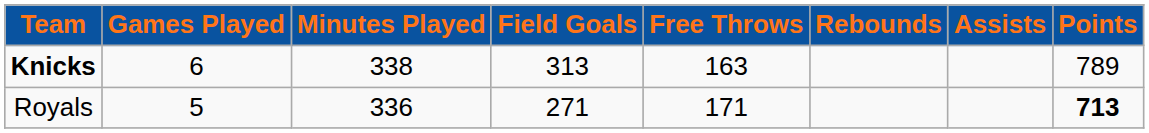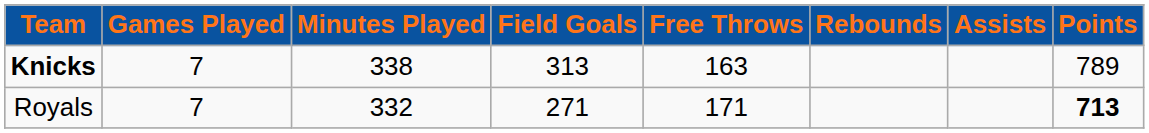(196, 66) 6 -> (196, 66) 7
(196, 107) 5 -> (196, 107) 7
(391, 107) 336 -> (391, 107) 332
